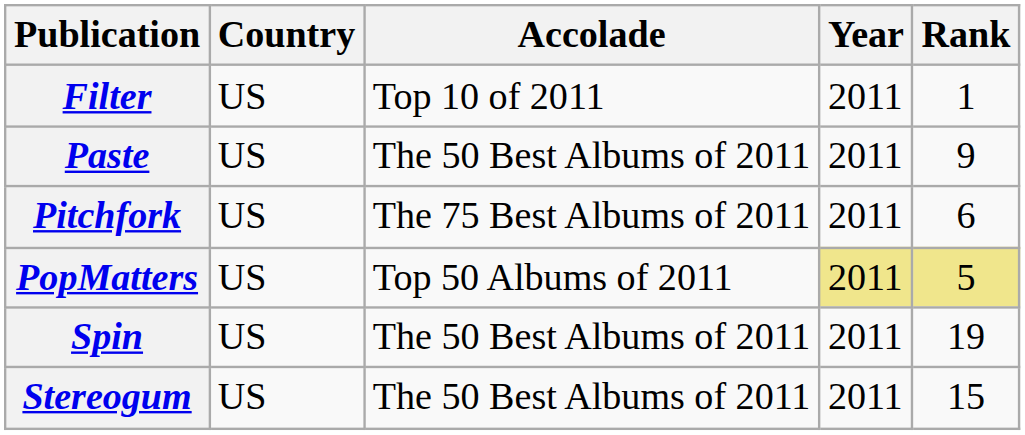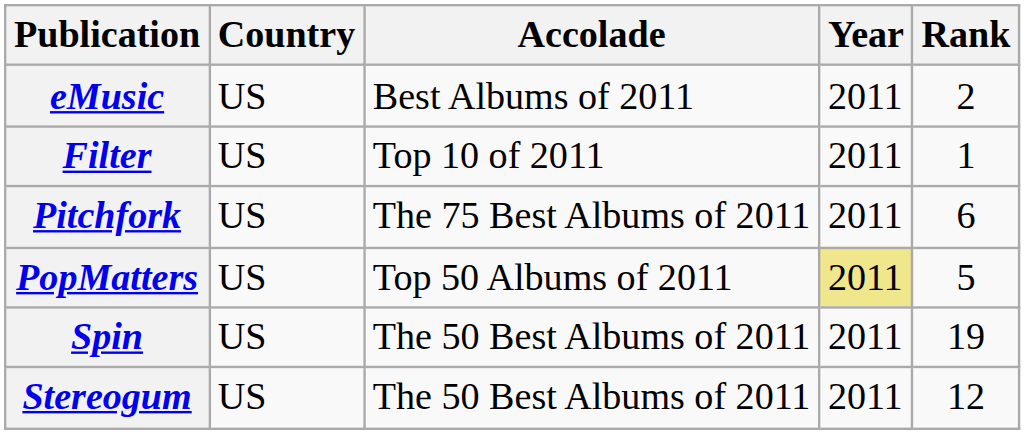+ row: (107, 95)
- row: (107, 155)
(966, 276) khaki background -> (966, 276) no background
(966, 397) 15 -> (966, 397) 12
